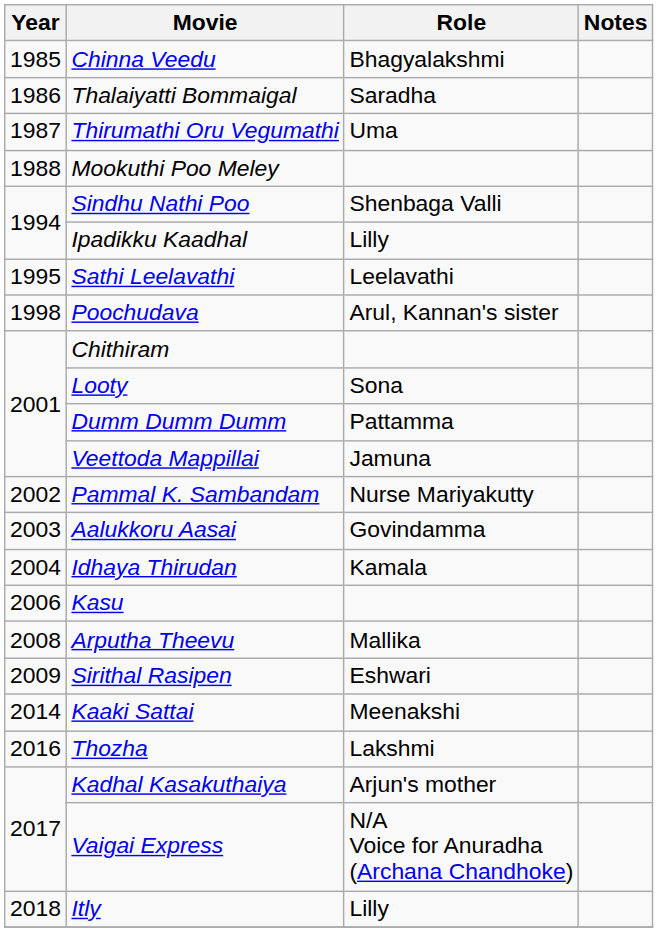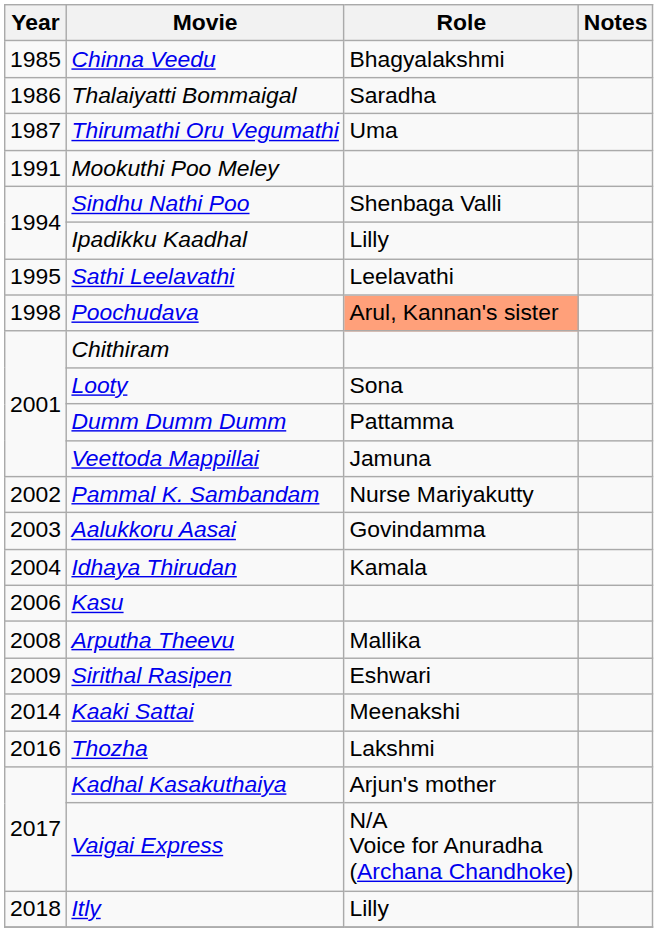(35, 167) 1988 -> (35, 167) 1991
(454, 312) no background -> (454, 312) lightsalmon background
